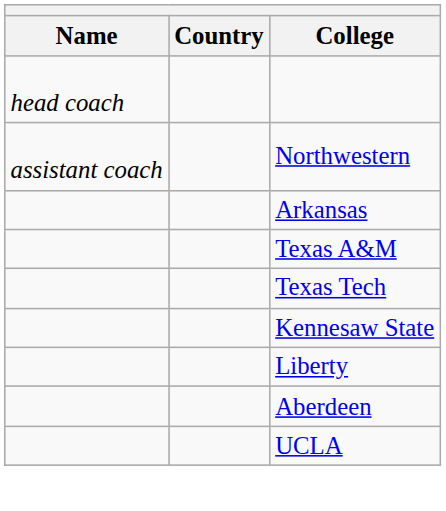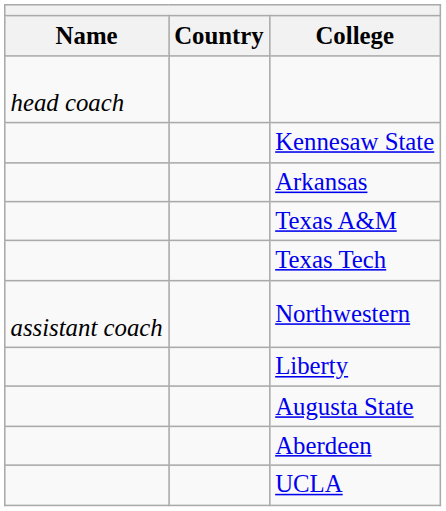rows swapped: (343, 156) <-> (355, 327)
+ row: (344, 406)
